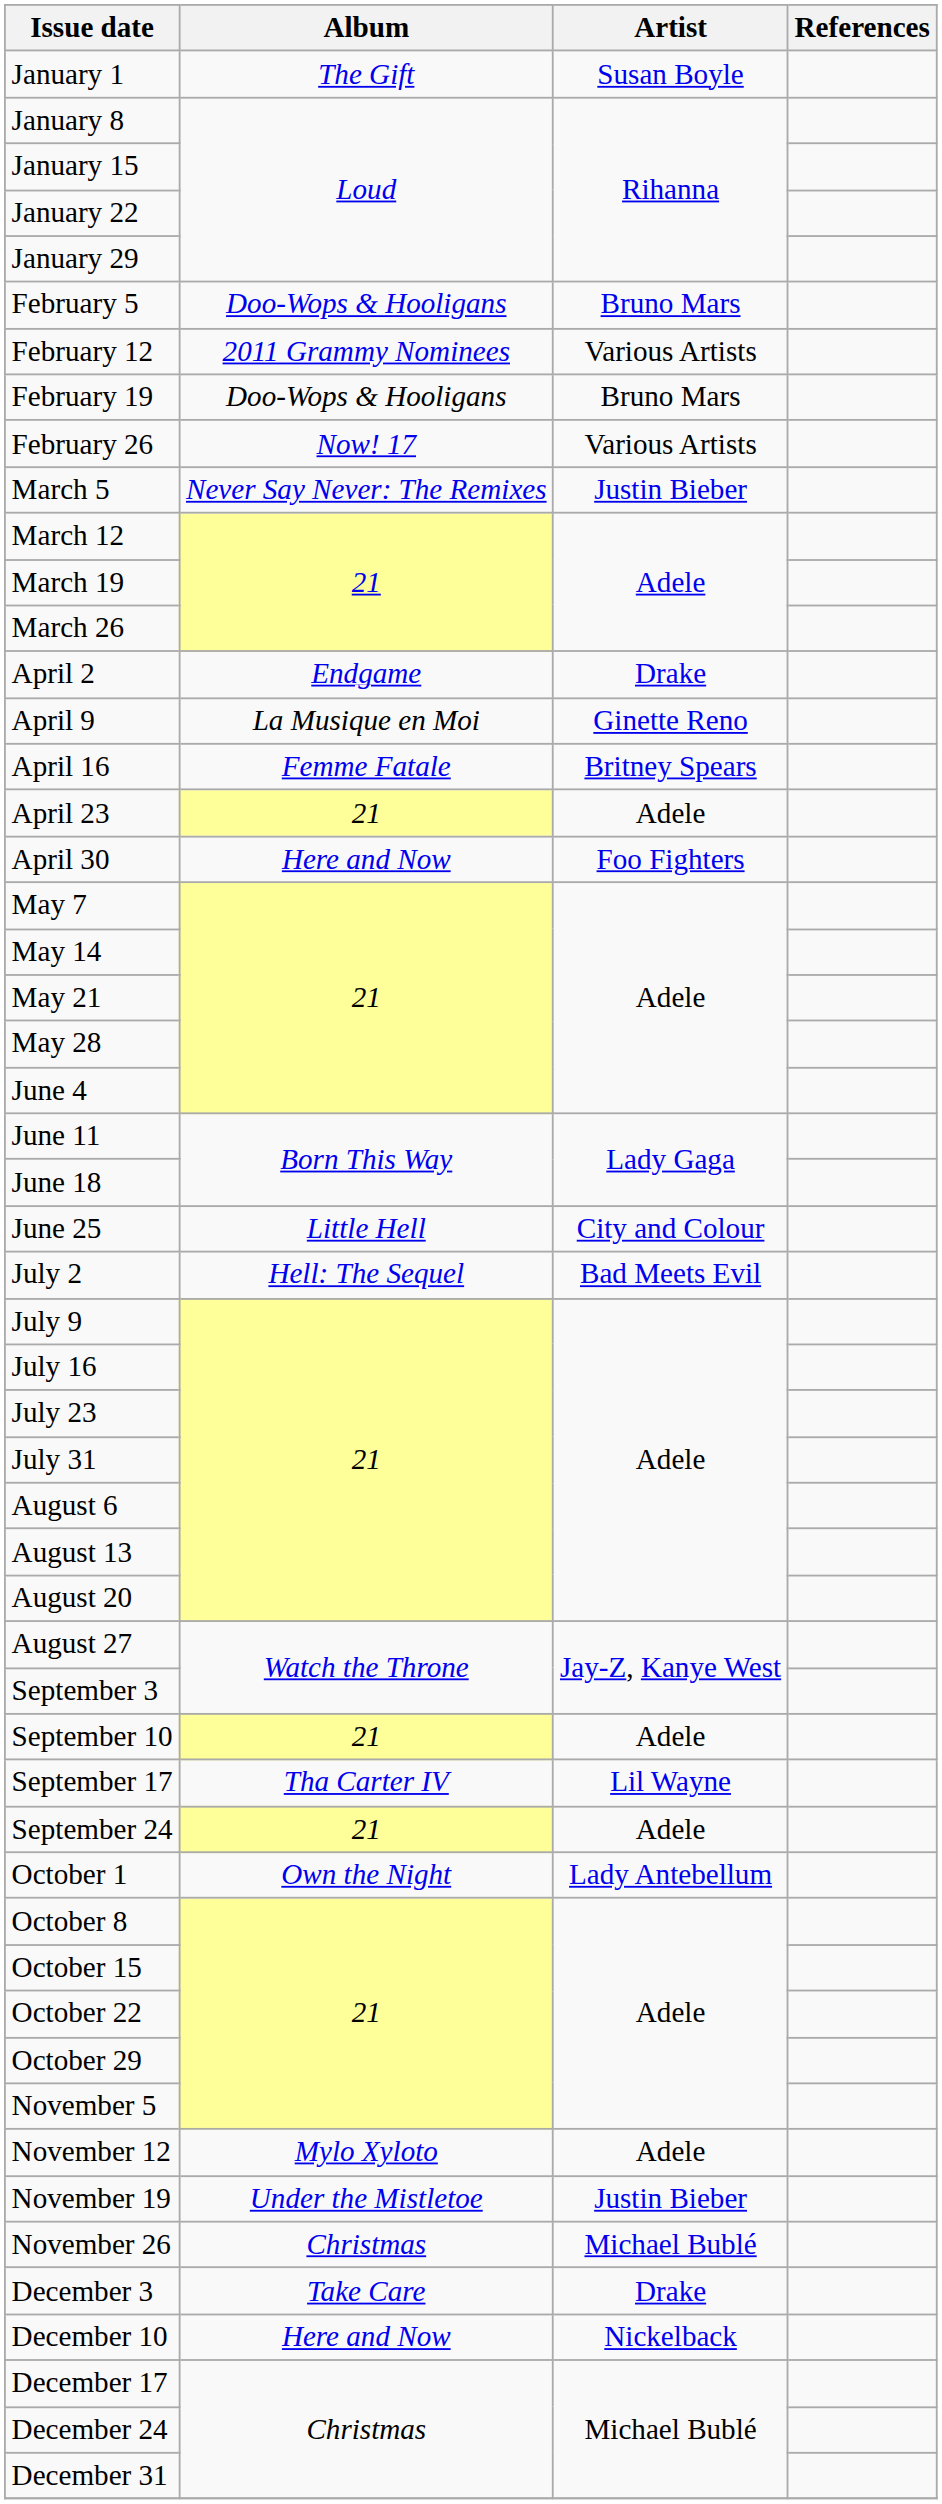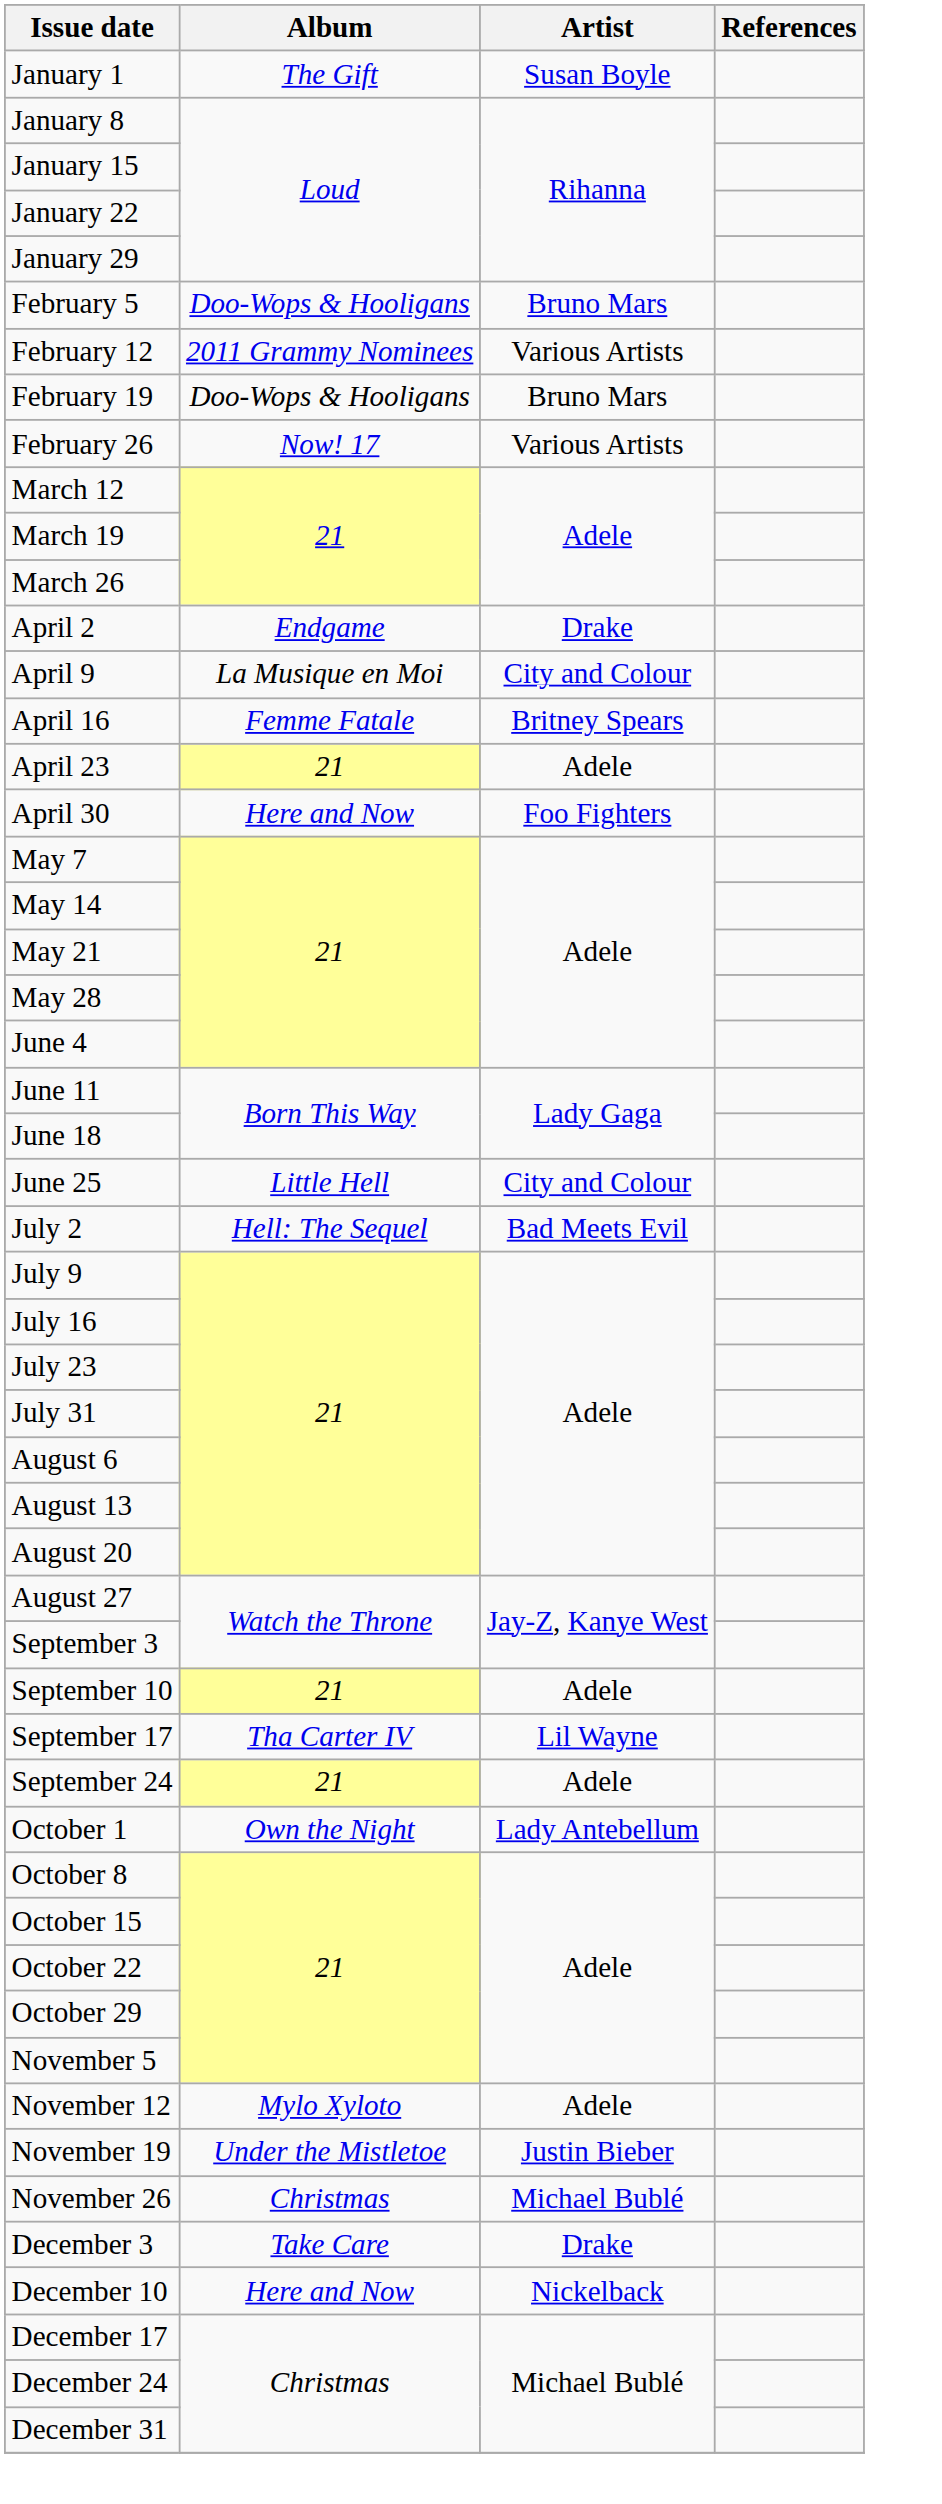- row: (61, 489)
(671, 720) Ginette Reno -> (597, 674) City and Colour
